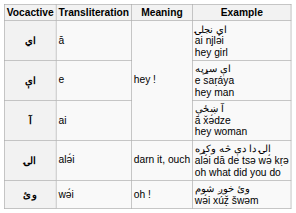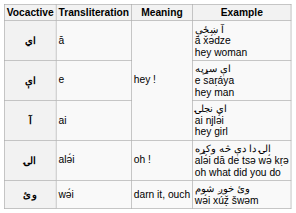(211, 41) اي نجلۍ ai njlə́i hey girl -> (221, 41) آ ښځې ā x̌ə́dze hey woman
(221, 120) آ ښځې ā x̌ə́dze hey woman -> (211, 120) اي نجلۍ ai njlə́i hey girl
(162, 160) darn it, ouch -> (142, 160) oh !
(142, 194) oh ! -> (162, 194) darn it, ouch
